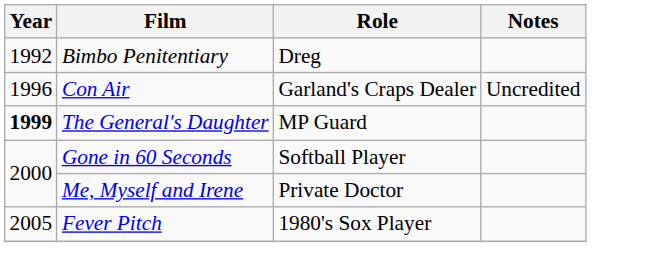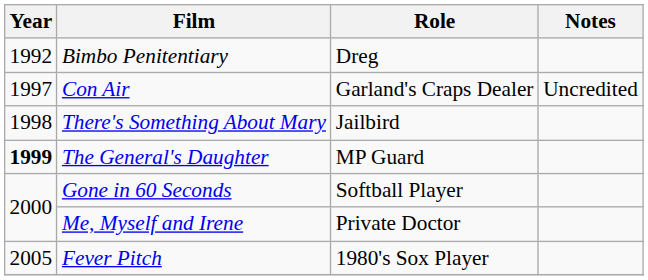(31, 88) 1996 -> (31, 88) 1997
+ row: (194, 122)
